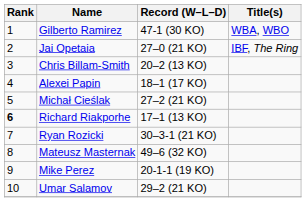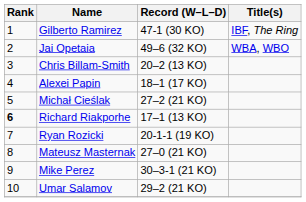(260, 30) WBA, WBO -> (265, 30) IBF, The Ring
(174, 48) 27–0 (21 KO) -> (174, 48) 49–6 (32 KO)
(265, 48) IBF, The Ring -> (260, 48) WBA, WBO
(178, 135) 30–3-1 (21 KO) -> (177, 135) 20-1-1 (19 KO)
(174, 153) 49–6 (32 KO) -> (174, 153) 27–0 (21 KO)
(177, 170) 20-1-1 (19 KO) -> (178, 170) 30–3-1 (21 KO)
